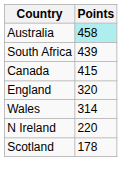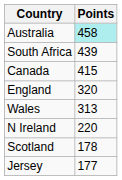(87, 109) 314 -> (87, 109) 313
+ row: (25, 166)
